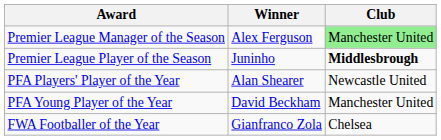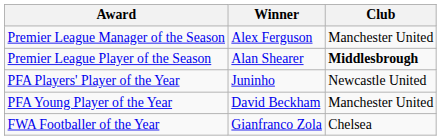(381, 37) lightgreen background -> (381, 37) no background
(253, 59) Juninho -> (267, 59) Alan Shearer
(267, 80) Alan Shearer -> (253, 80) Juninho
